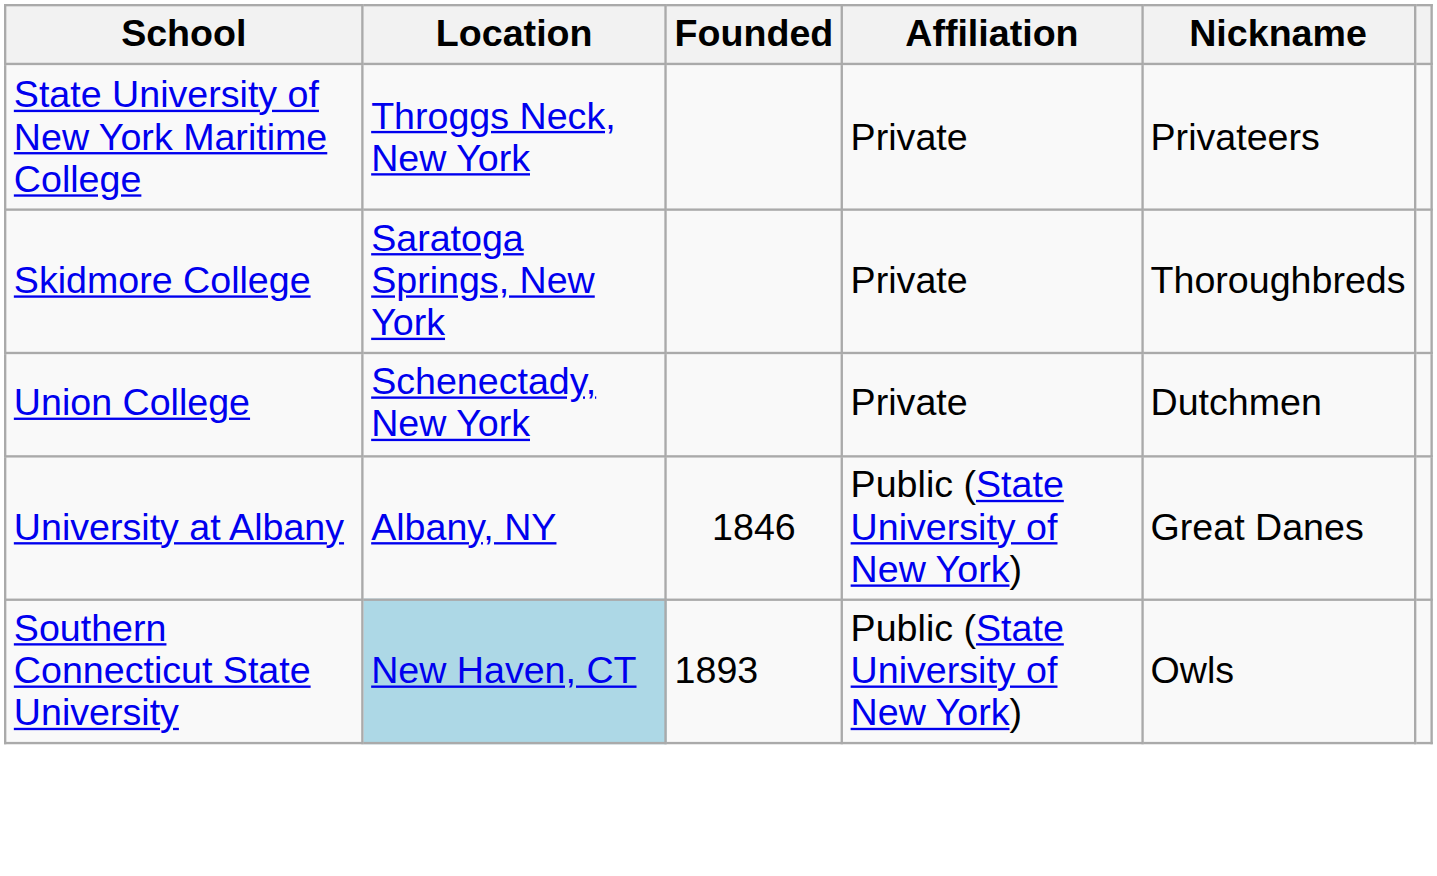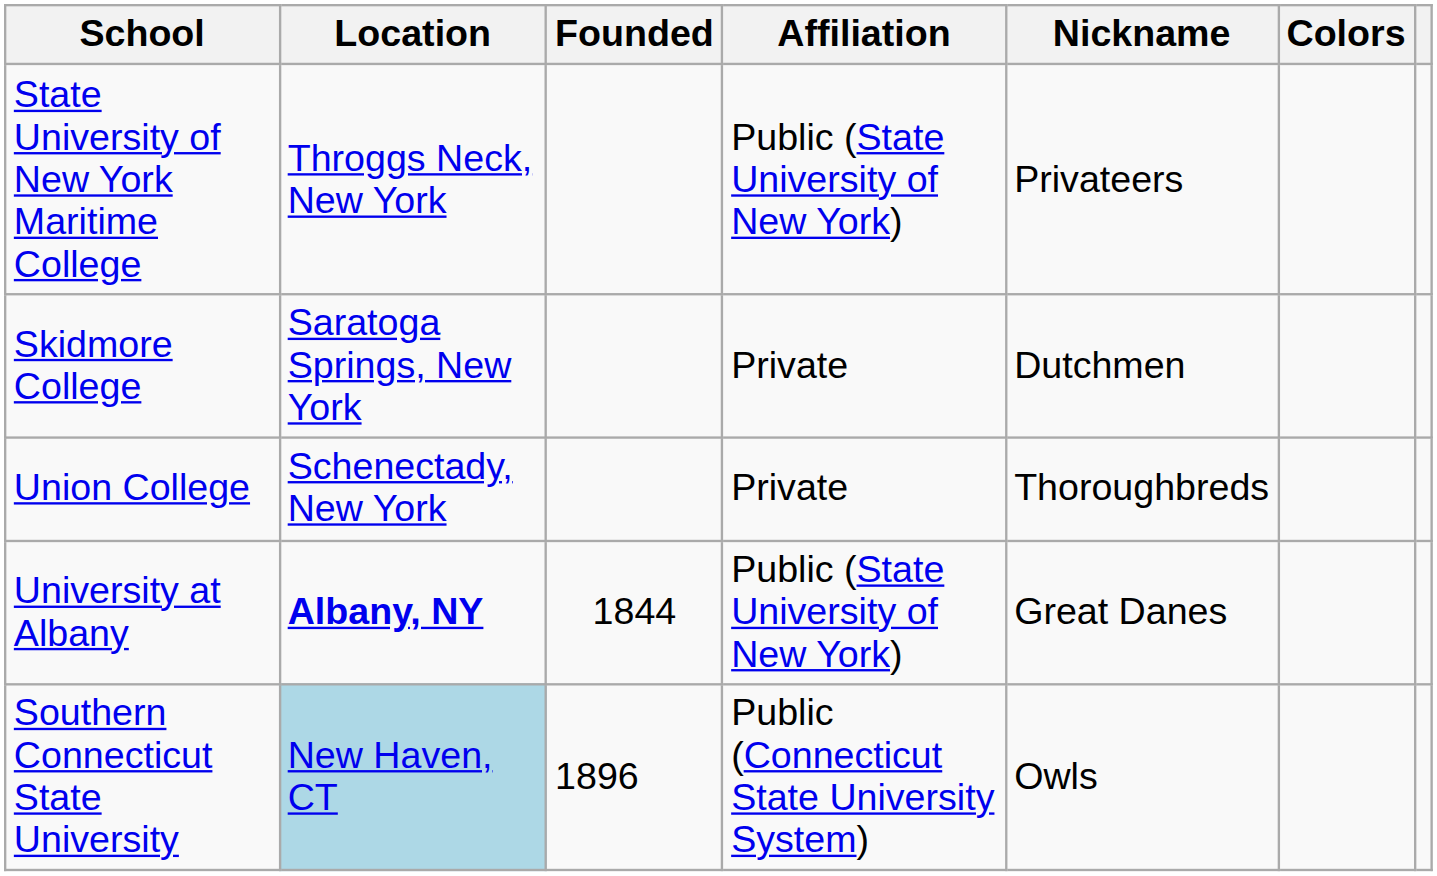+ column: (1346, 34)
(909, 136) Private -> (838, 178) Public (State University of New York)
(1278, 280) Thoroughbreds -> (1100, 365) Dutchmen
(1236, 403) Dutchmen -> (1142, 488) Thoroughbreds
(464, 526) normal -> (386, 611) bold
(754, 526) 1846 -> (634, 611) 1844
(716, 670) 1893 -> (597, 776) 1896
(957, 670) Public (State University of New York) -> (863, 776) Public (Connecticut State University System)
